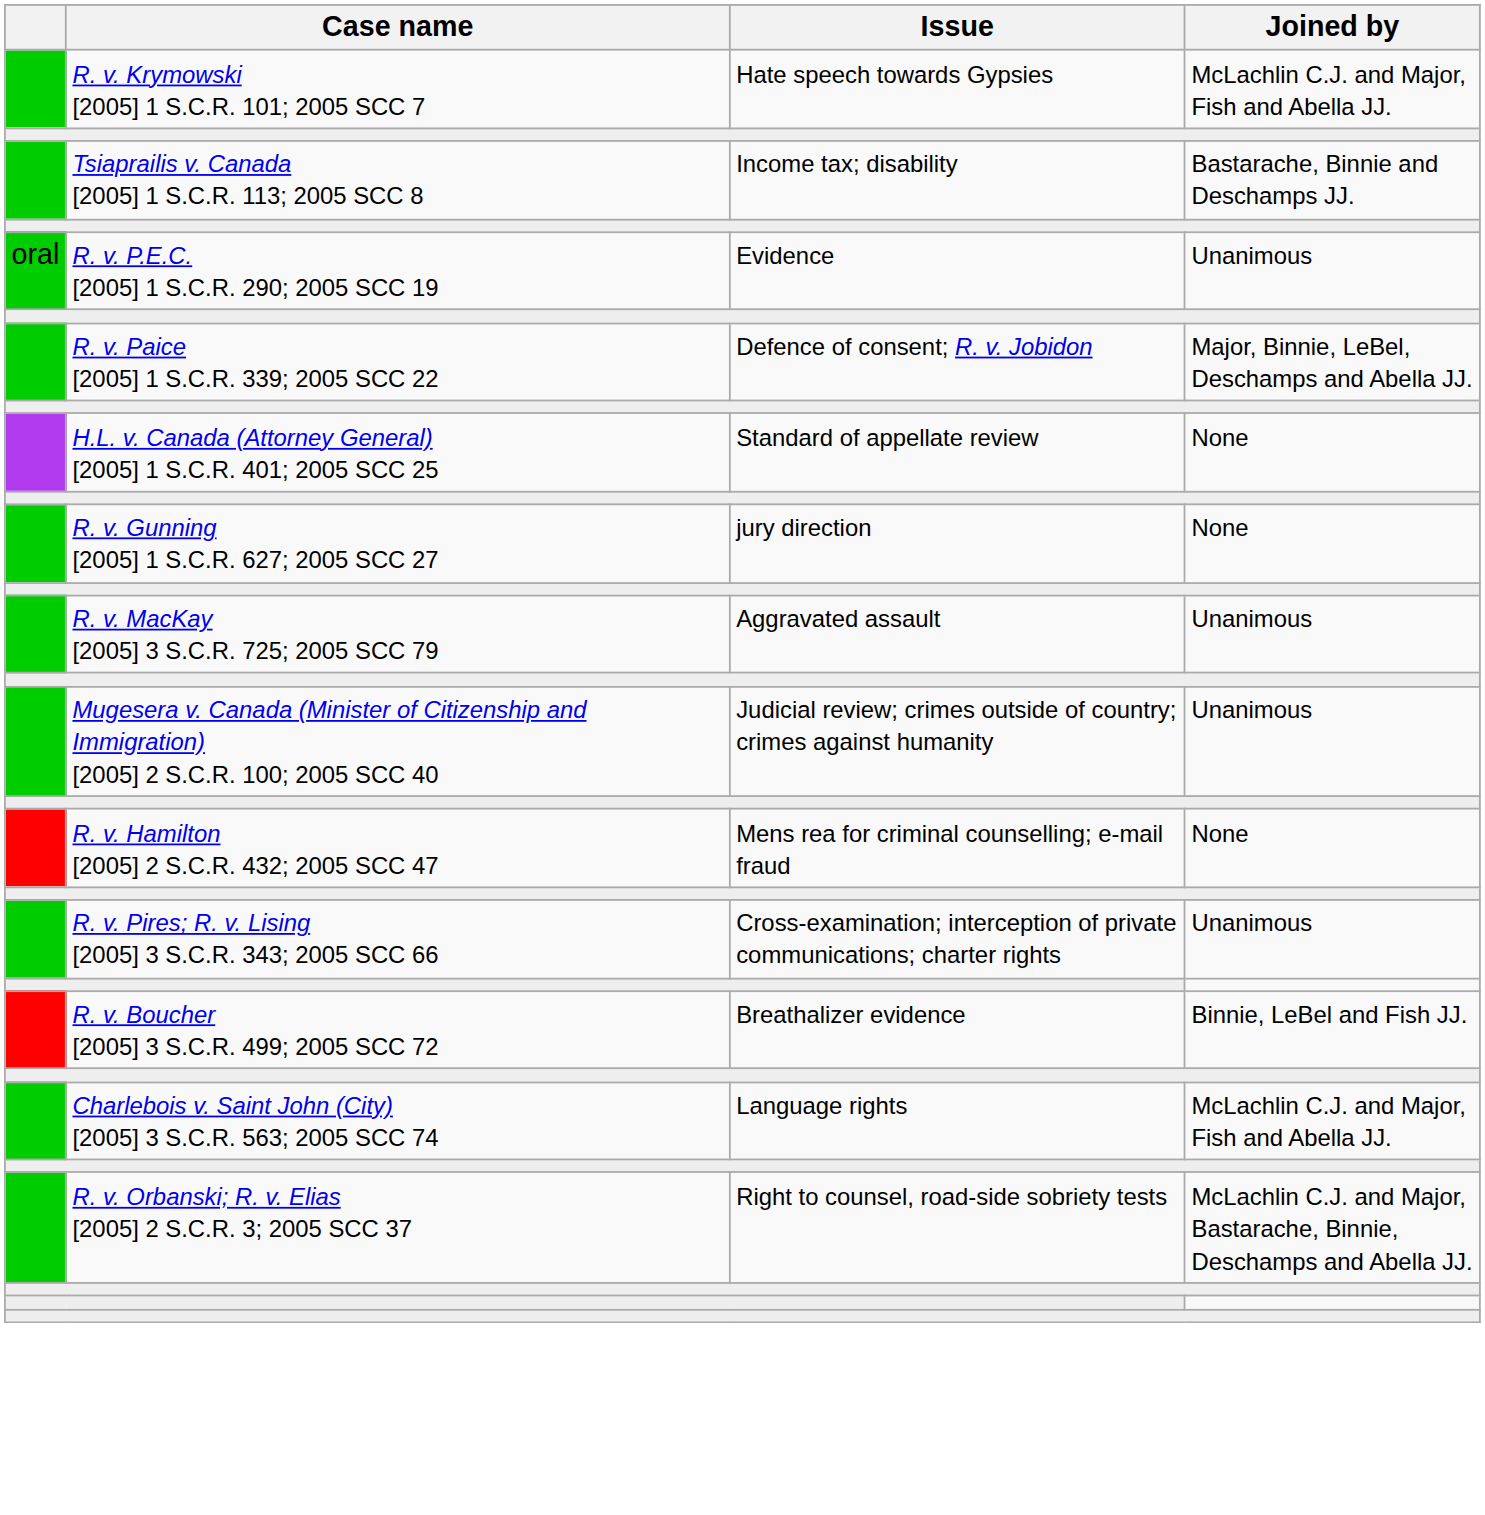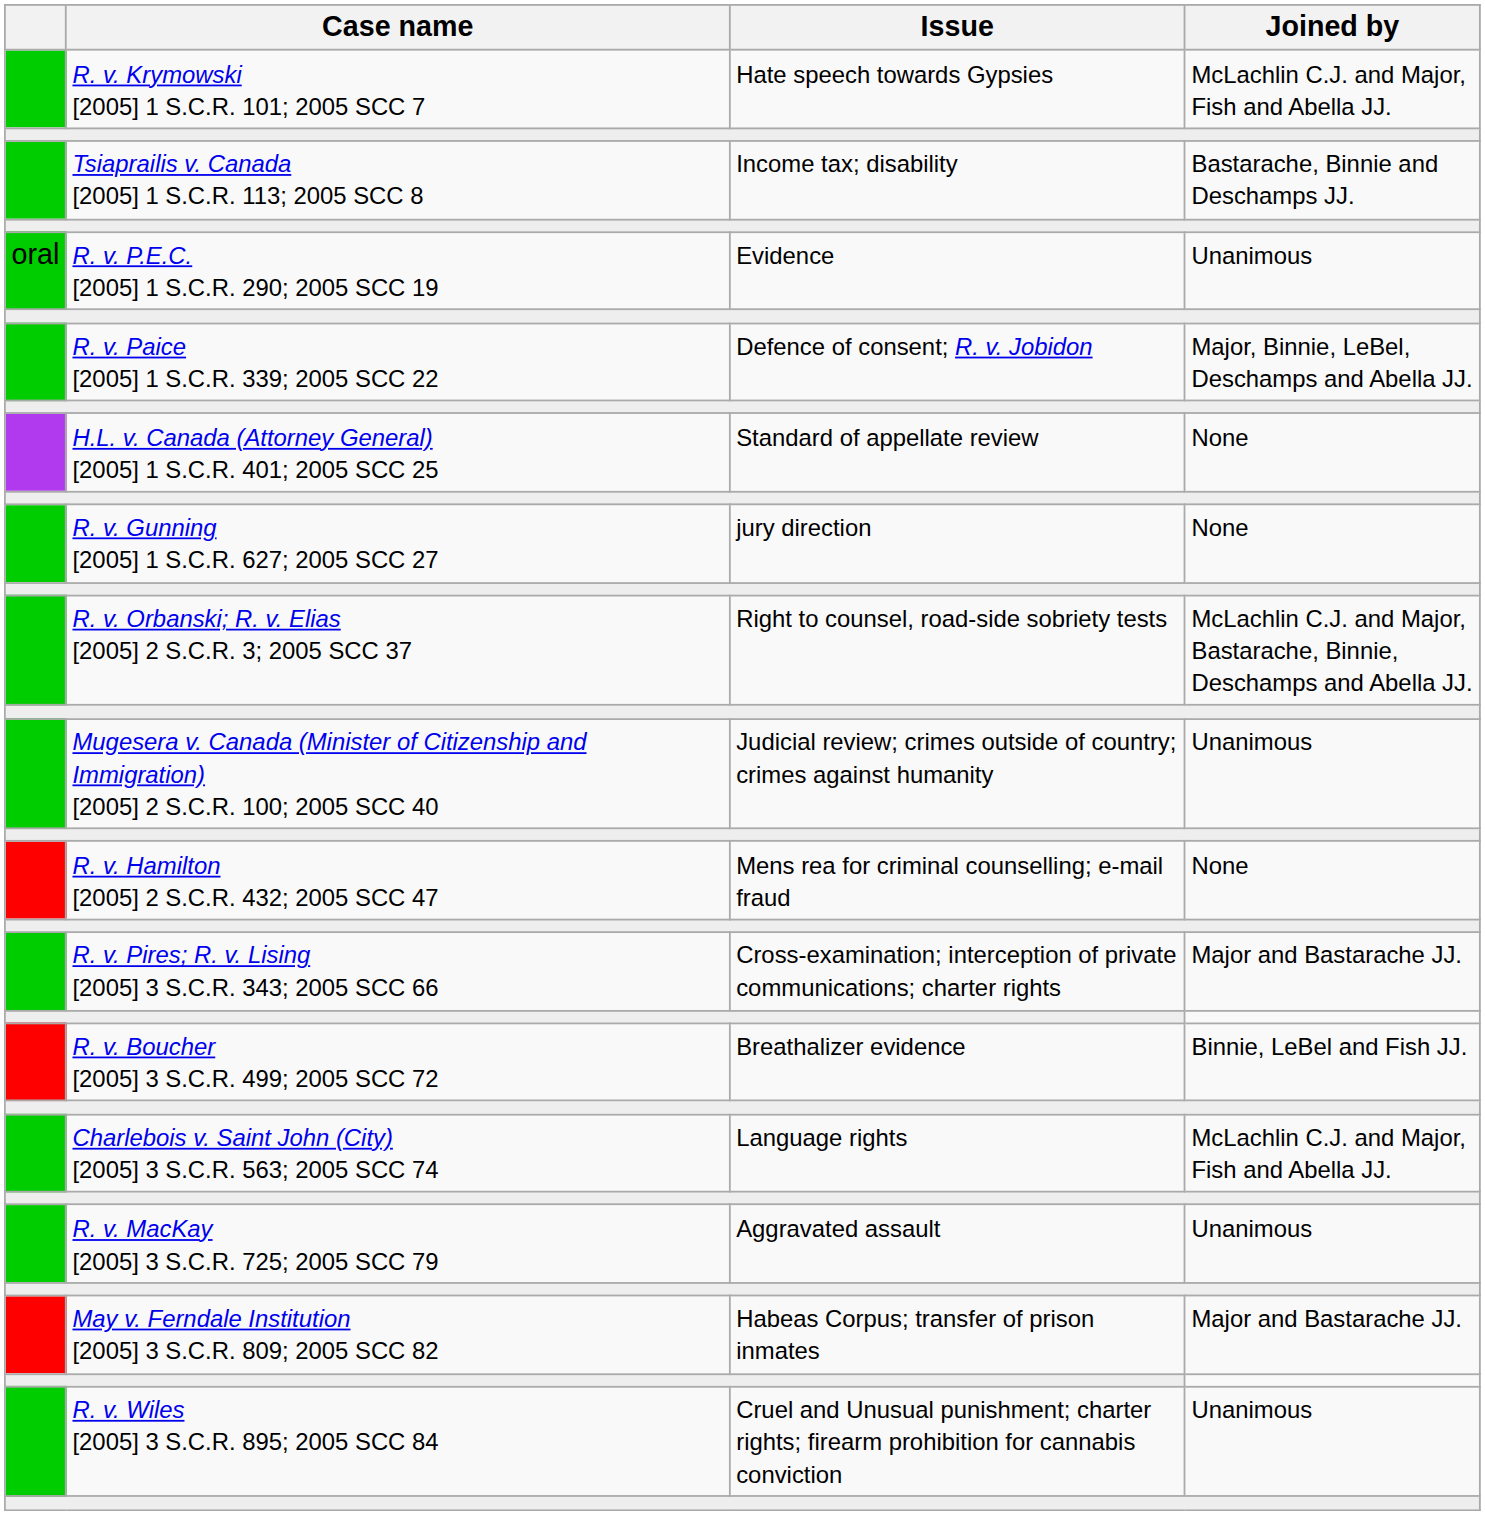rows swapped: (242, 1212) <-> (255, 635)
(1252, 924) Unanimous -> (1327, 956) Major and Bastarache JJ.
+ row: (255, 1335)
+ row: (255, 1426)
